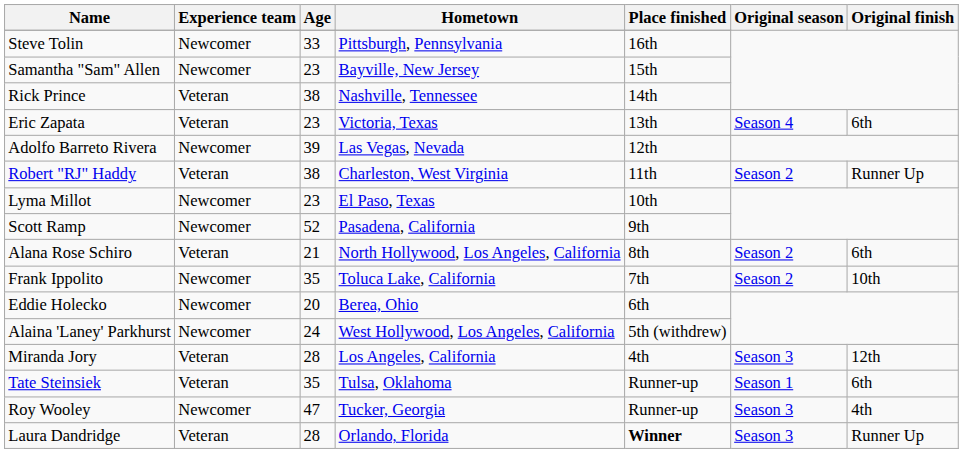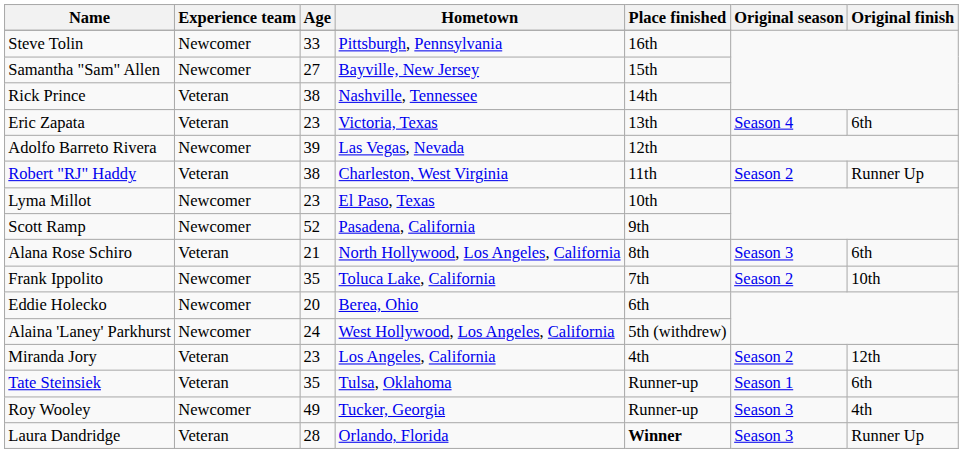(312, 69) 23 -> (312, 69) 27
(764, 252) Season 2 -> (764, 252) Season 3
(312, 357) 28 -> (312, 357) 23
(764, 357) Season 3 -> (764, 357) Season 2
(312, 409) 47 -> (312, 409) 49
